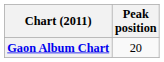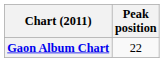(136, 47) 20 -> (136, 47) 22
